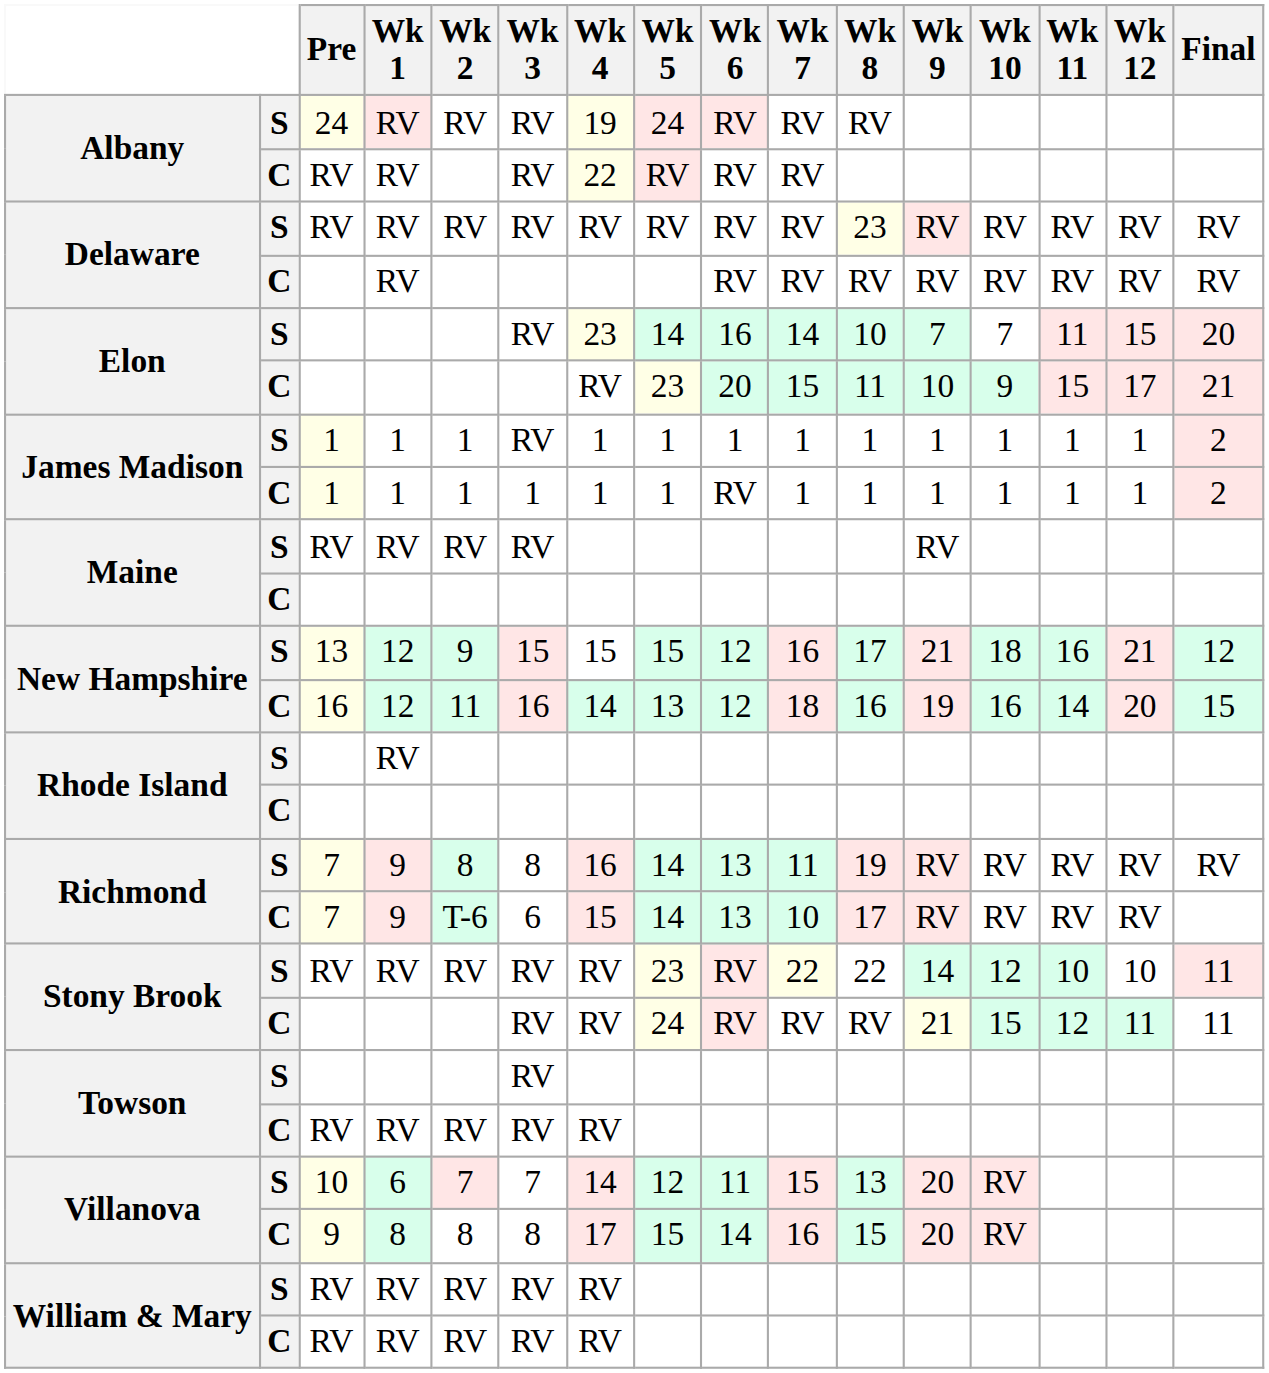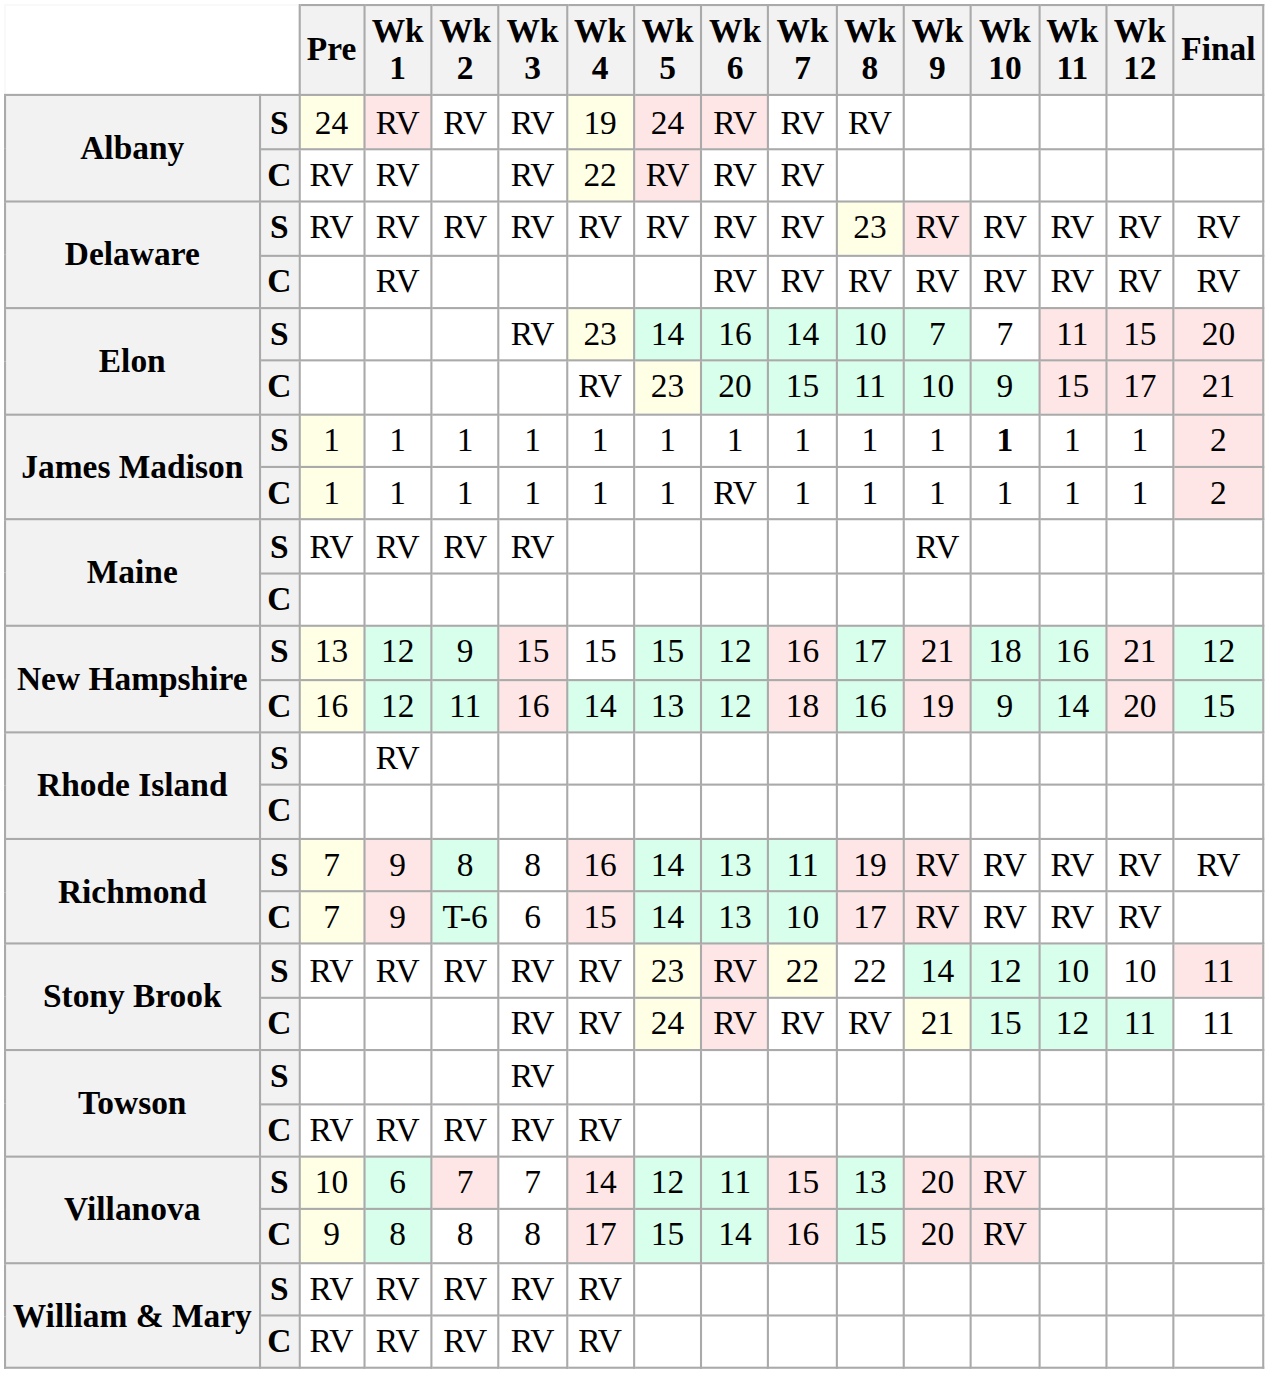(533, 439) RV -> (533, 439) 1
(1005, 439) normal -> (1005, 439) bold
(1005, 705) 16 -> (1005, 705) 9
